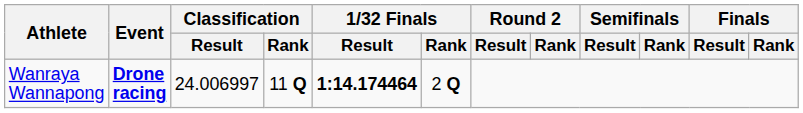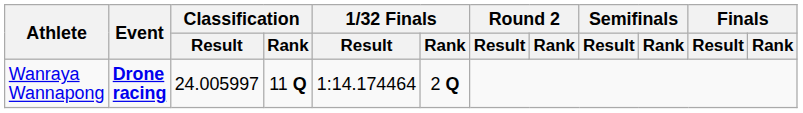(217, 84) 24.006997 -> (217, 84) 24.005997
(367, 84) bold -> (366, 84) normal
